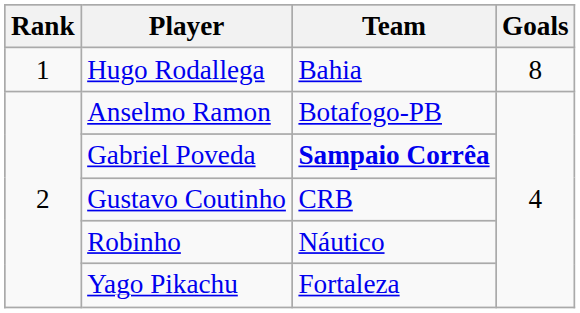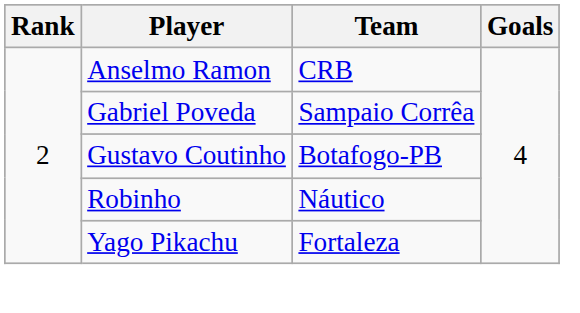- row: (176, 69)
(370, 112) Botafogo-PB -> (326, 69) CRB
(394, 155) bold -> (386, 112) normal
(326, 198) CRB -> (370, 155) Botafogo-PB
